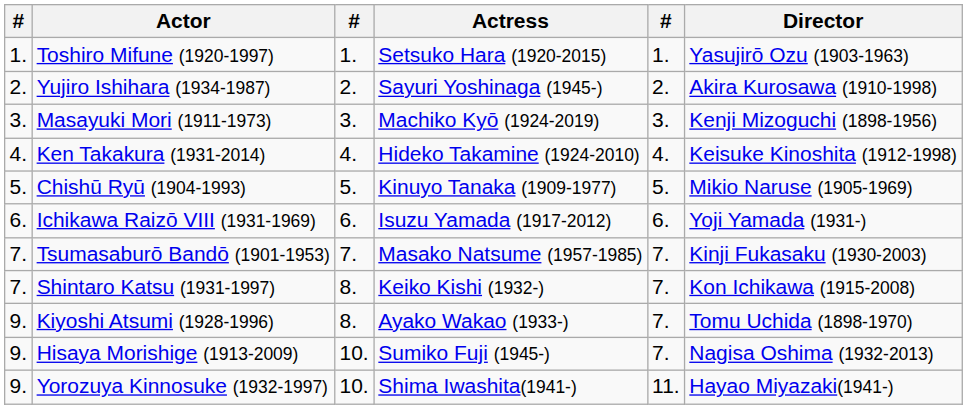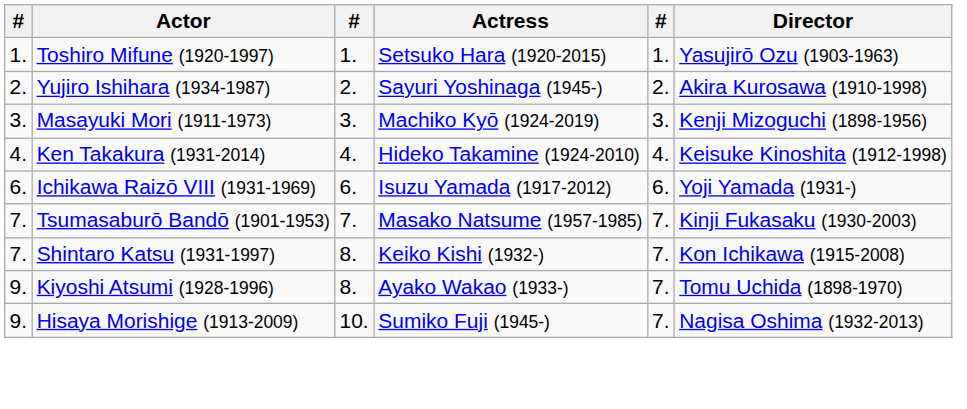- row: (141, 187)
- row: (182, 386)
